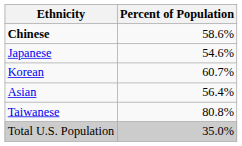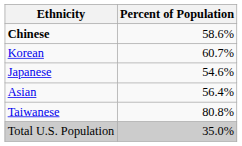rows swapped: (30, 53) <-> (26, 72)
